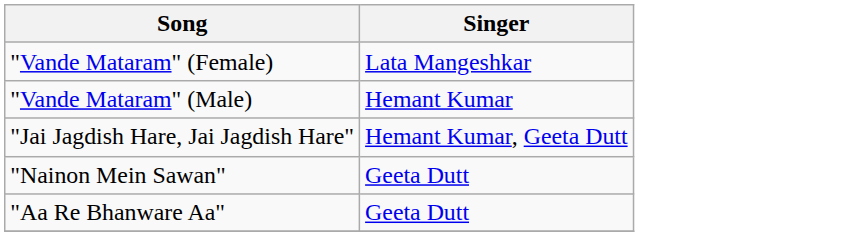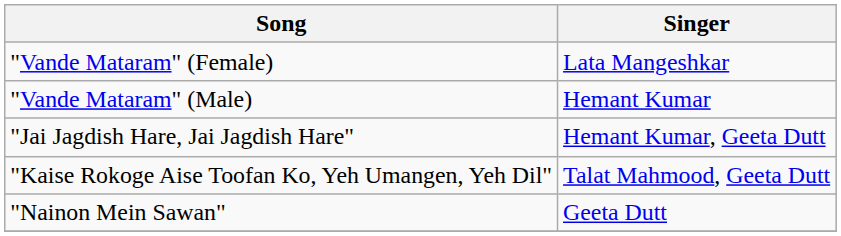+ row: (281, 174)
- row: (118, 212)
